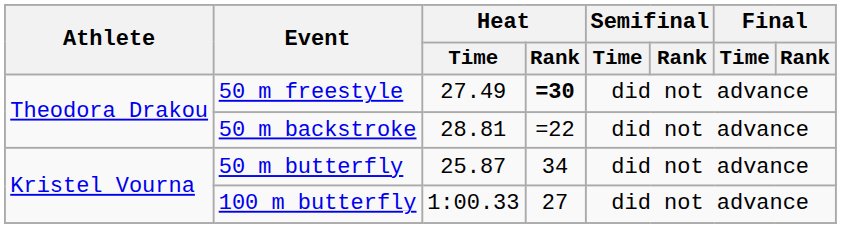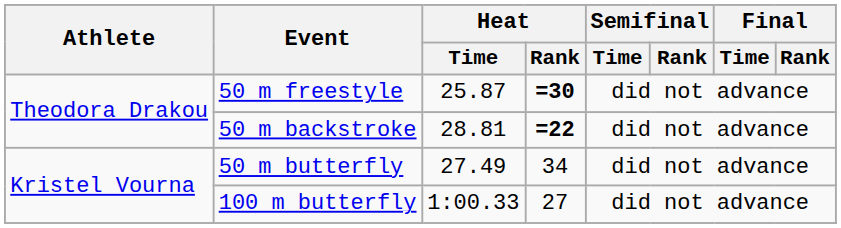(473, 93) 27.49 -> (473, 93) 25.87
(555, 130) normal -> (555, 130) bold
(473, 167) 25.87 -> (473, 167) 27.49
